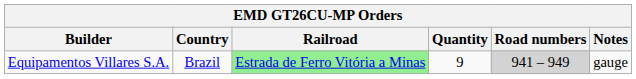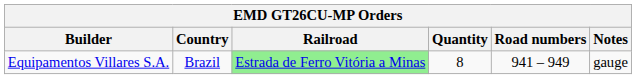(460, 62) 9 -> (460, 62) 8
(541, 62) lightgrey background -> (541, 62) no background
